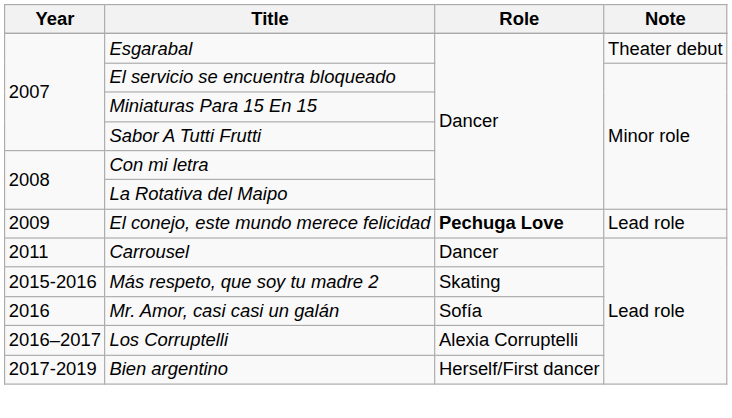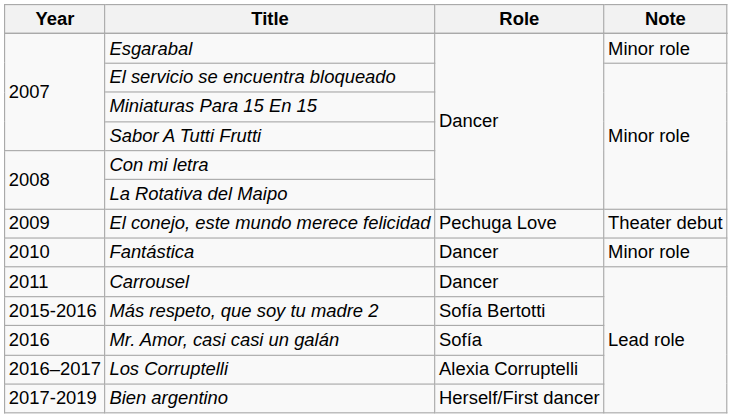(665, 48) Theater debut -> (649, 48) Minor role
(501, 223) bold -> (498, 223) normal
(646, 223) Lead role -> (665, 223) Theater debut
+ row: (152, 252)
(470, 281) Skating -> (492, 310) Sofía Bertotti
